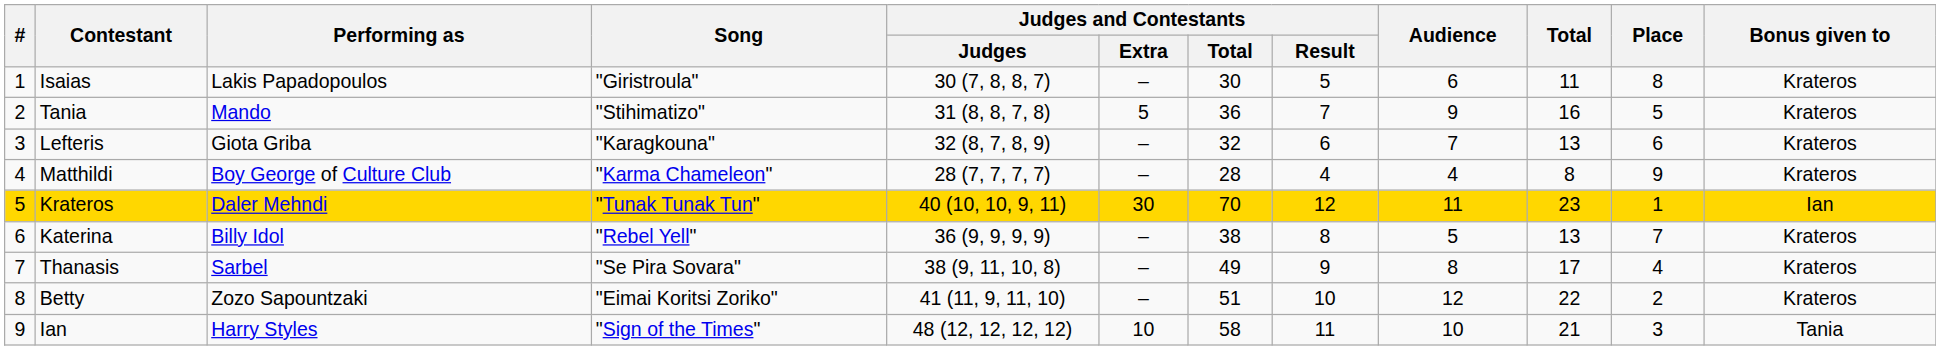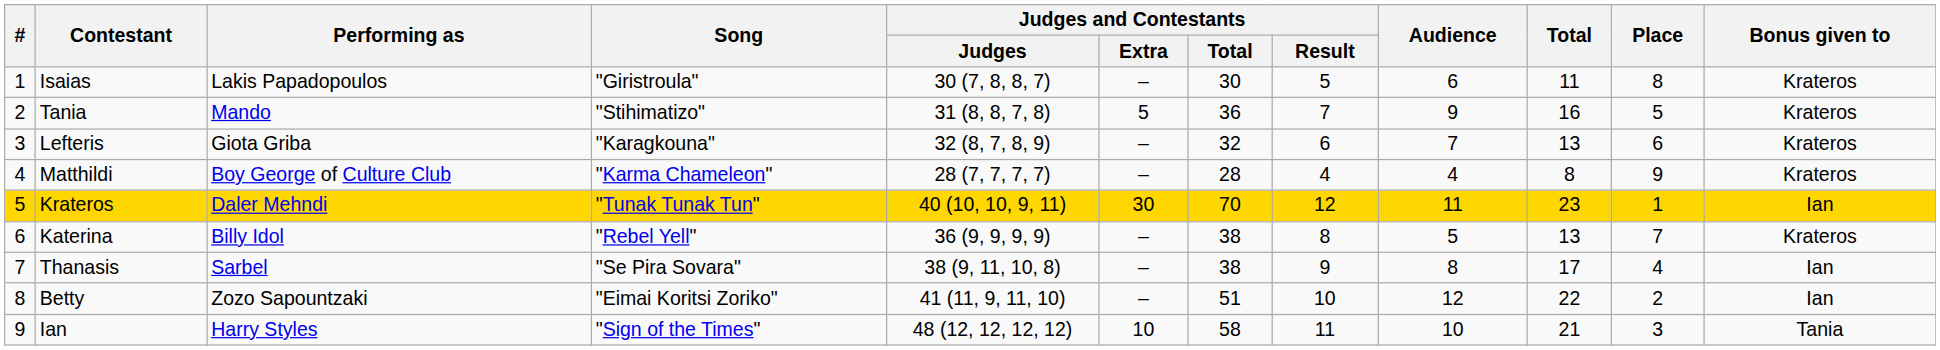(1230, 267) 49 -> (1230, 267) 38
(1820, 267) Krateros -> (1820, 267) Ian
(1820, 298) Krateros -> (1820, 298) Ian
